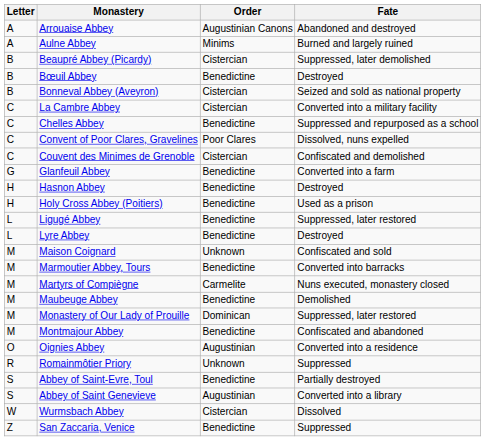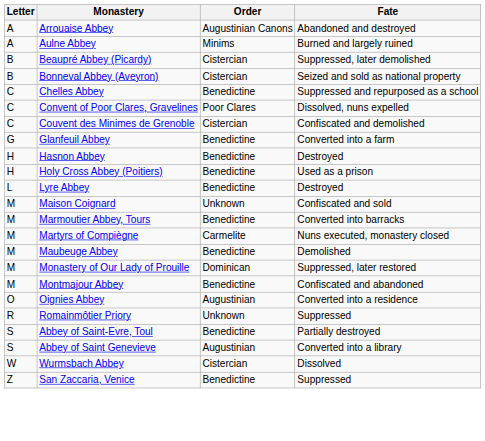- row: (68, 76)
- row: (80, 108)
- row: (70, 220)
